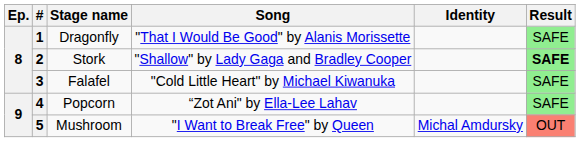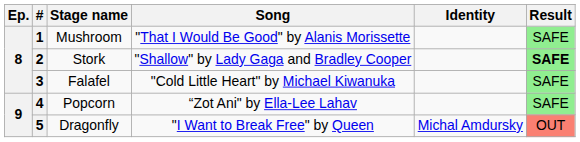(89, 37) Dragonfly -> (89, 37) Mushroom
(89, 125) Mushroom -> (89, 125) Dragonfly
